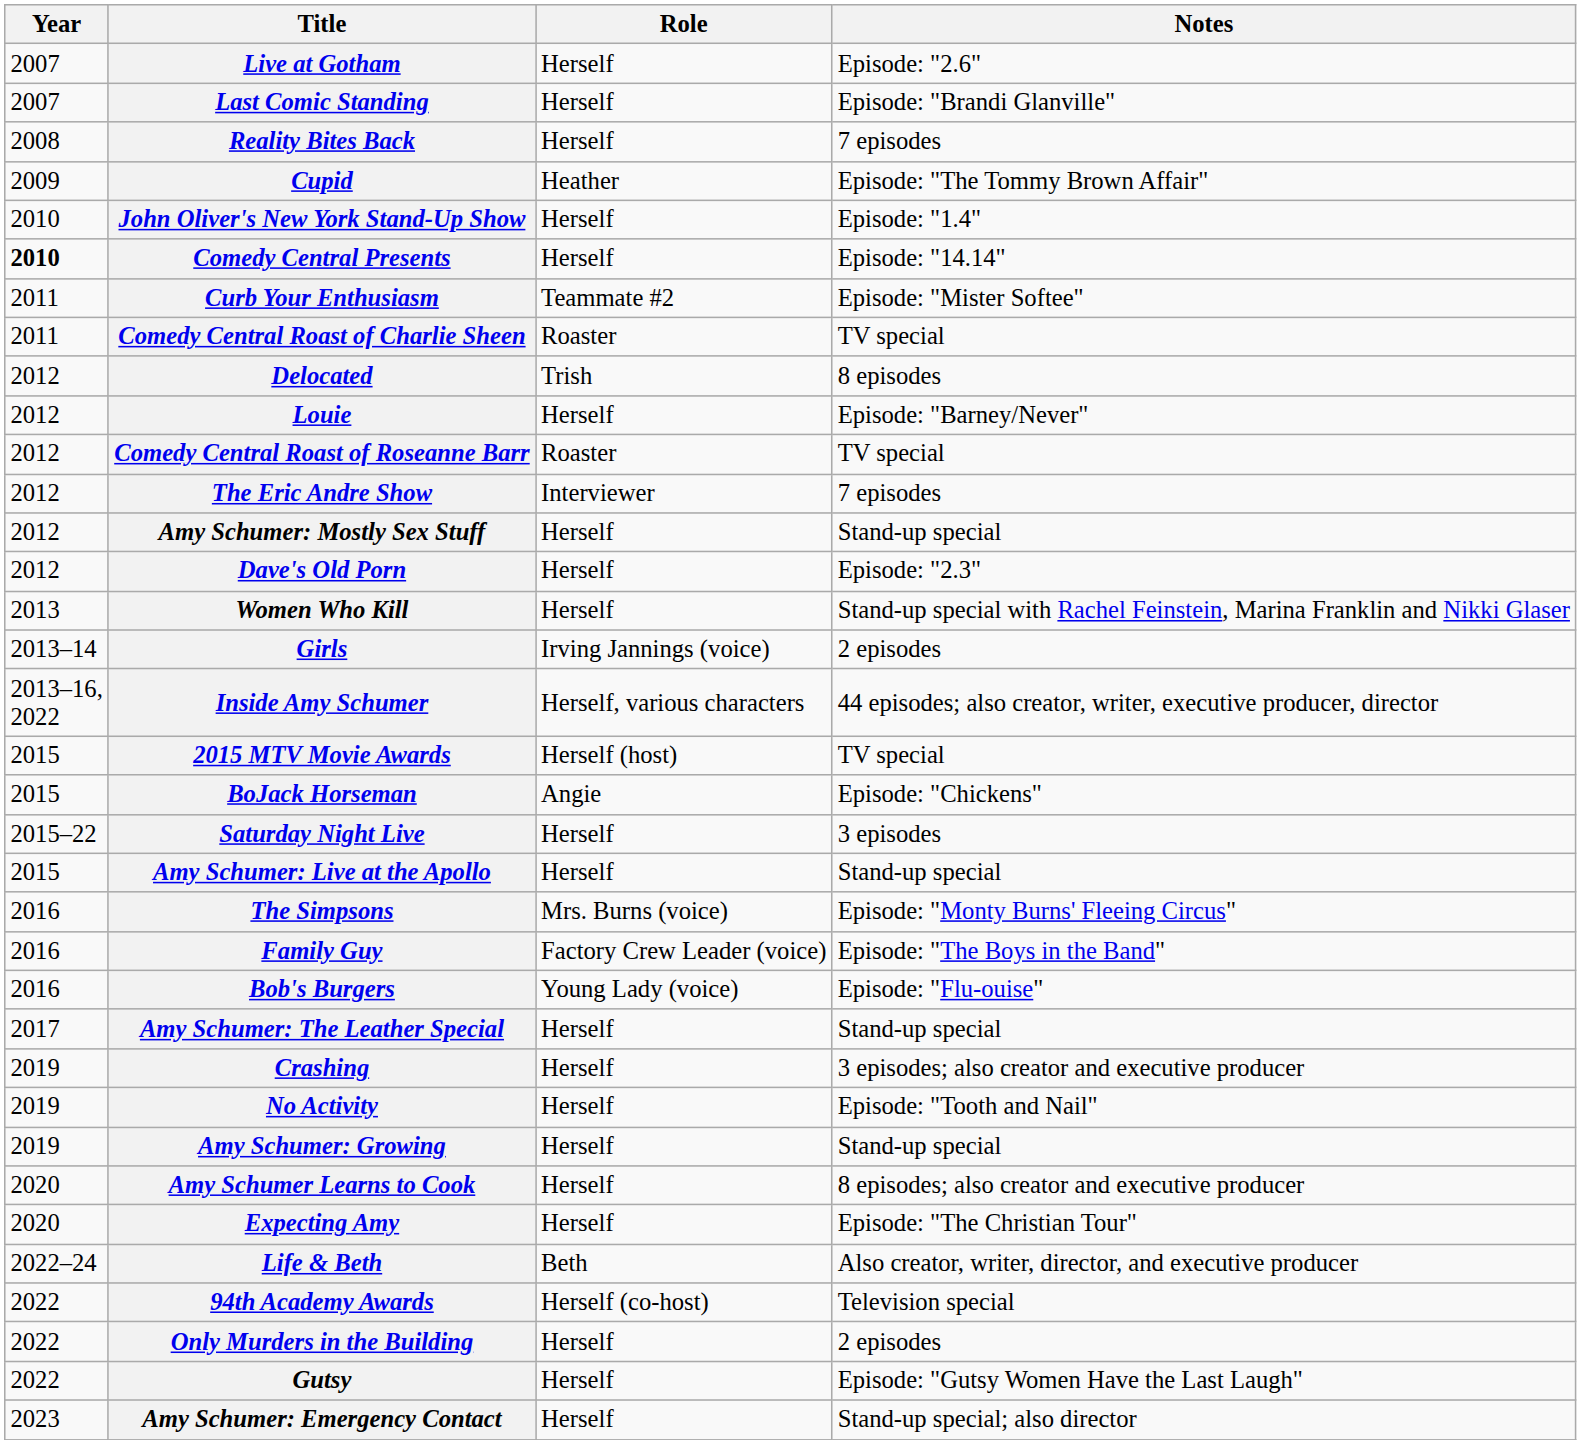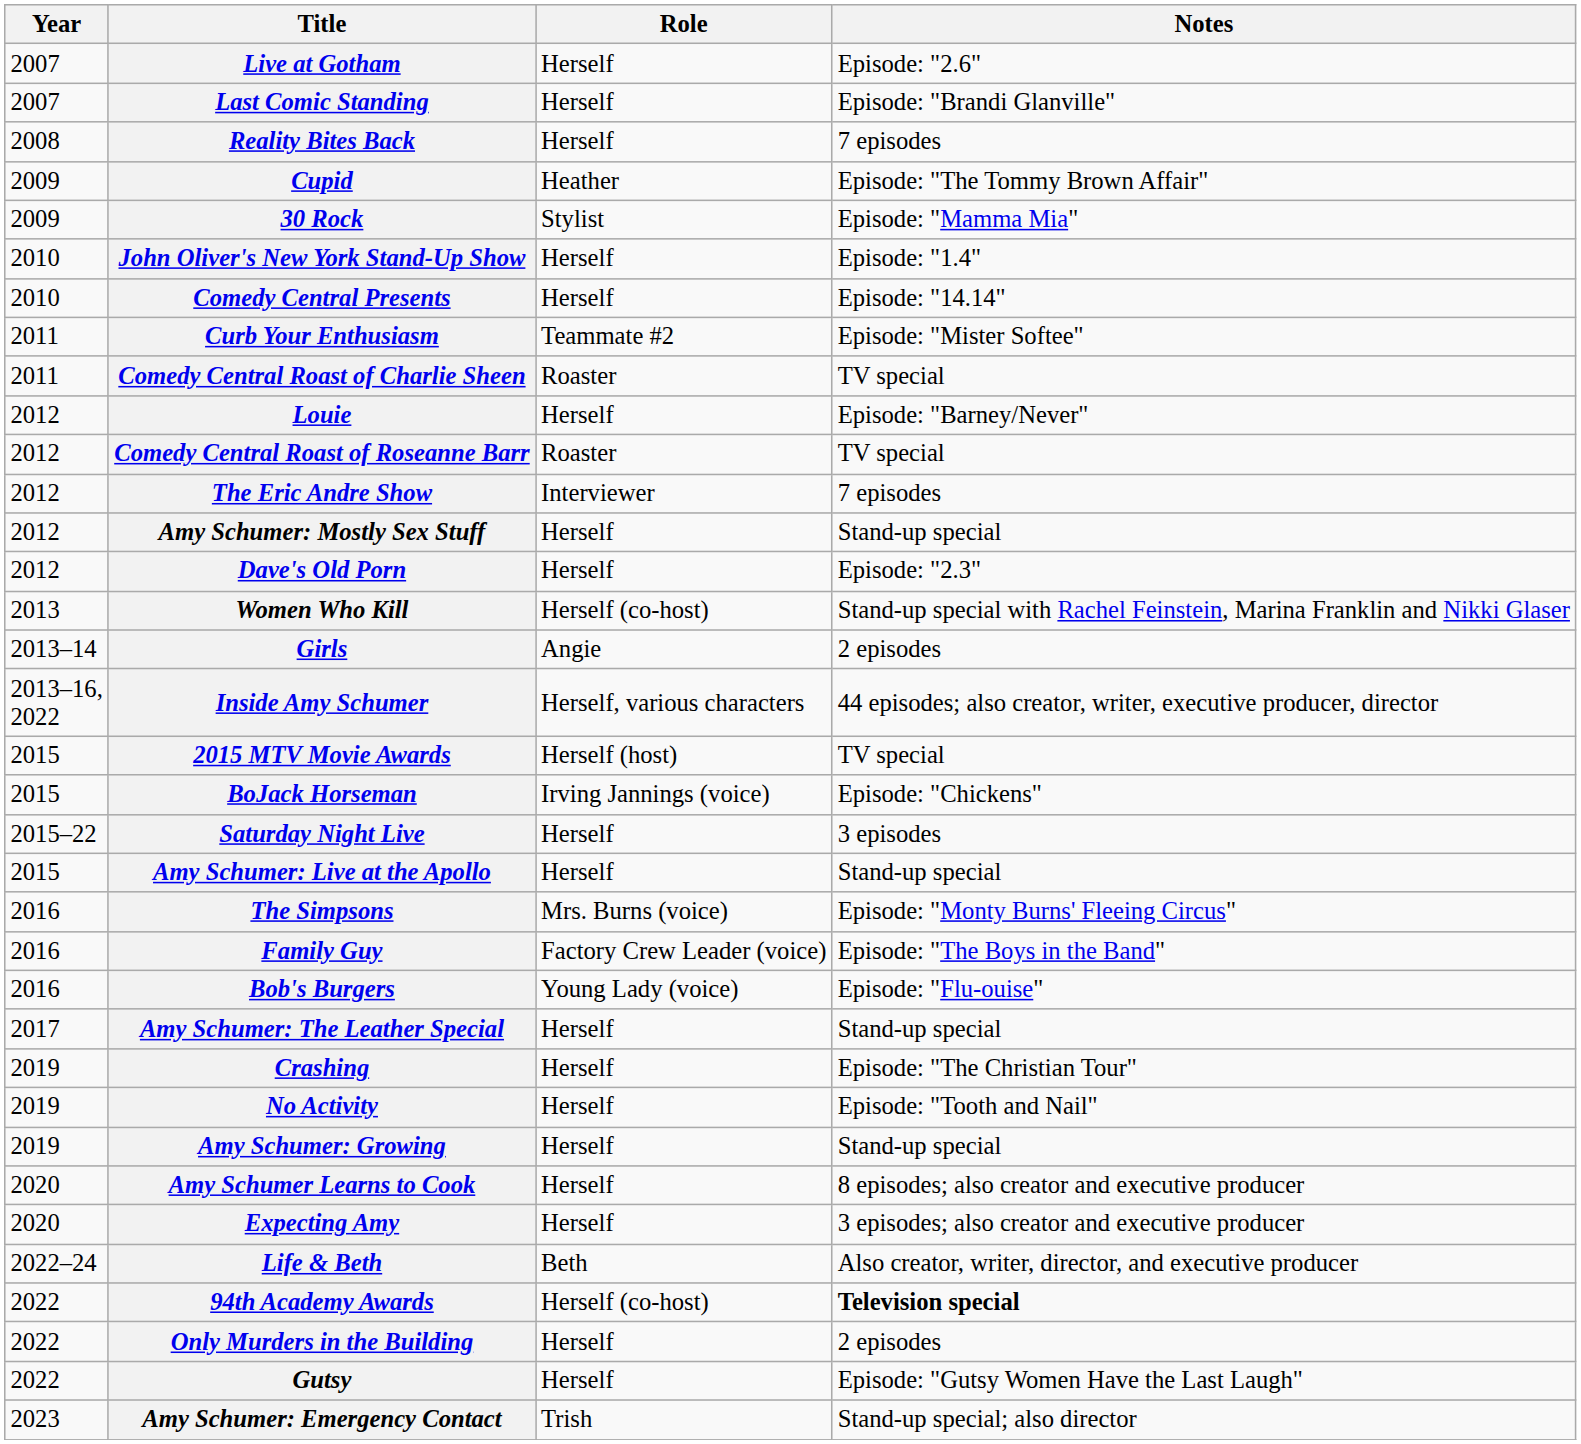+ row: (322, 219)
(35, 258) bold -> (35, 297) normal
- row: (322, 375)
(577, 610) Herself -> (625, 610) Herself (co-host)
(655, 649) Irving Jannings (voice) -> (571, 649) Angie
(571, 794) Angie -> (655, 794) Irving Jannings (voice)
(1071, 1067) 3 episodes; also creator and executive producer -> (987, 1067) Episode: "The Christian Tour"
(987, 1224) Episode: "The Christian Tour" -> (1071, 1224) 3 episodes; also creator and executive producer
(926, 1302) normal -> (929, 1302) bold
(577, 1419) Herself -> (567, 1419) Trish
